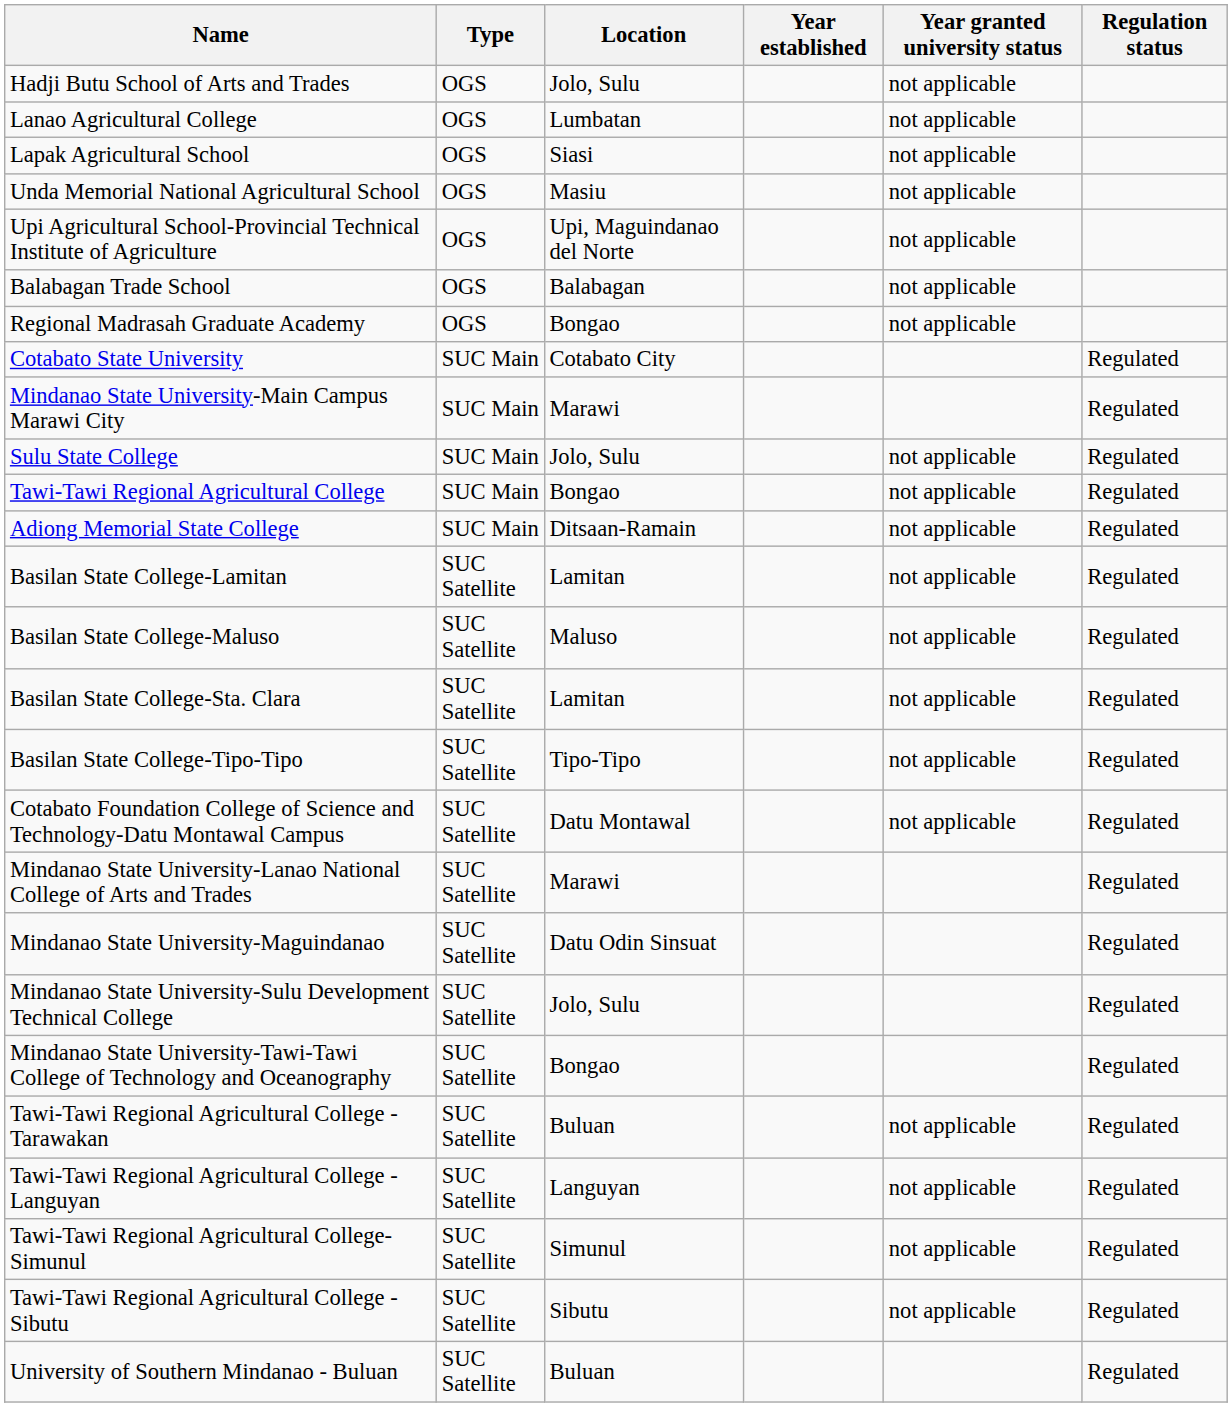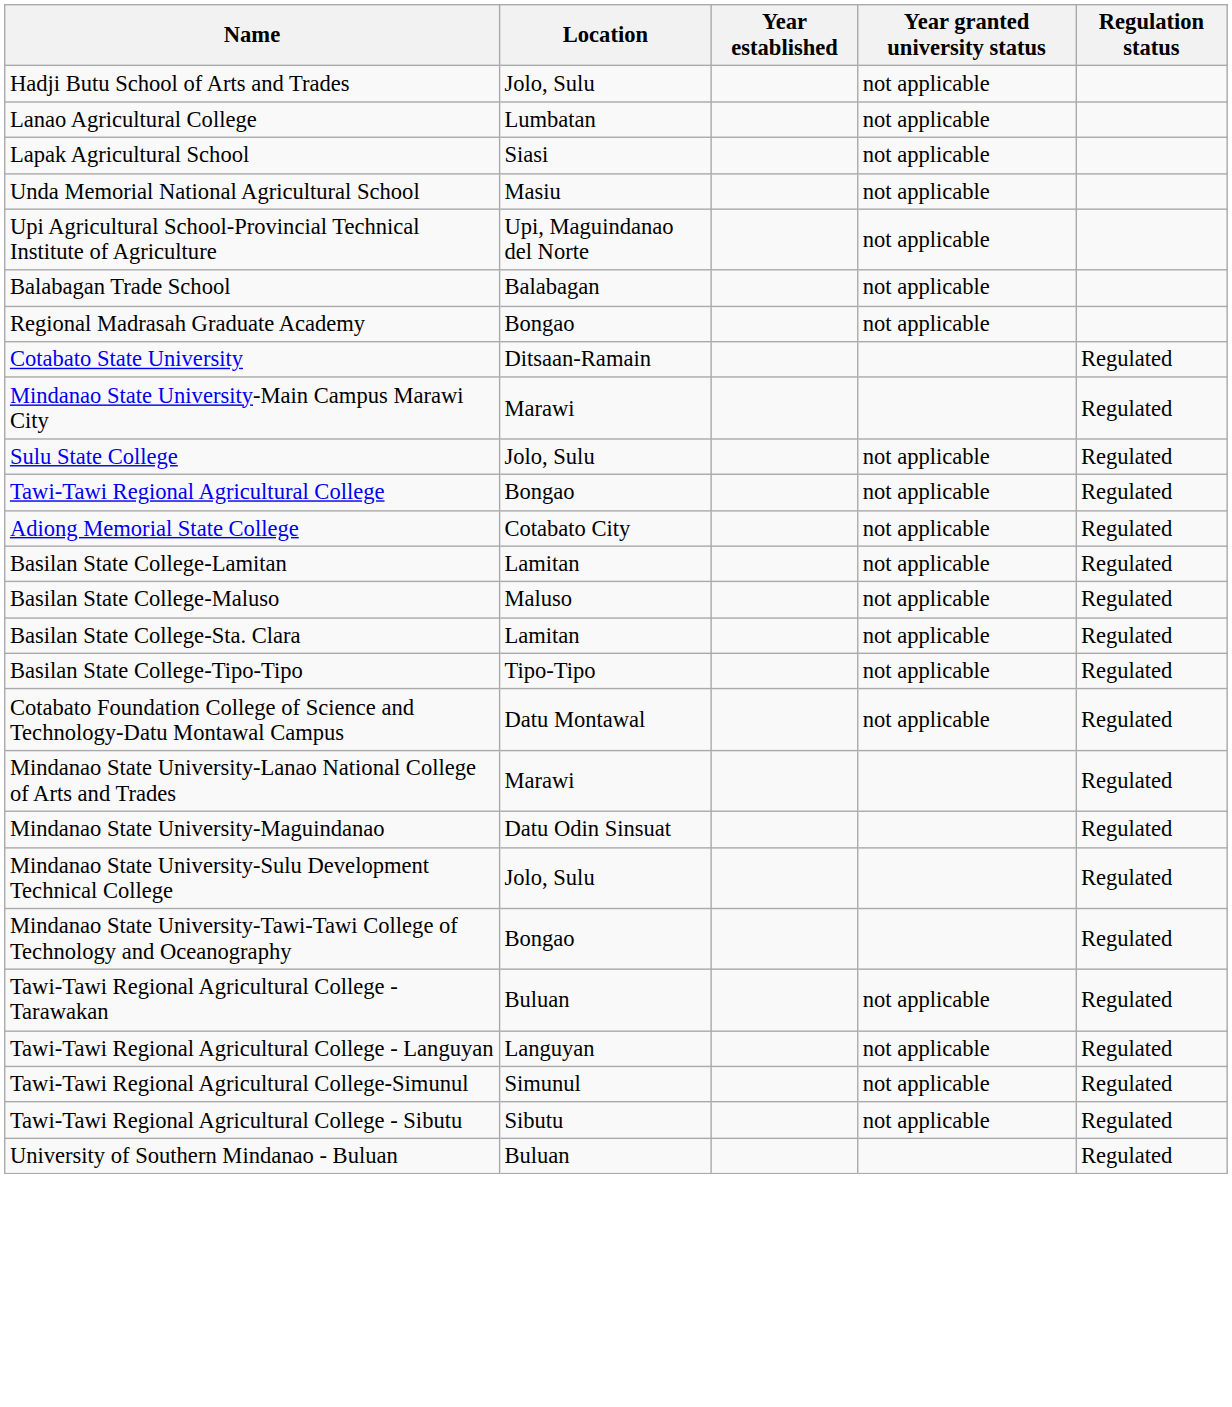- column: (490, 35)
(612, 359) Cotabato City -> (578, 359) Ditsaan-Ramain
(623, 527) Ditsaan-Ramain -> (567, 527) Cotabato City
